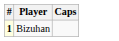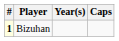+ column: (70, 12)
